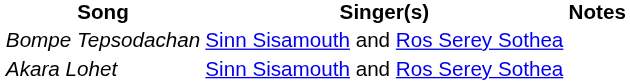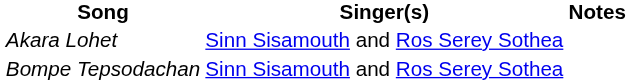rows swapped: (103, 40) <-> (62, 69)
